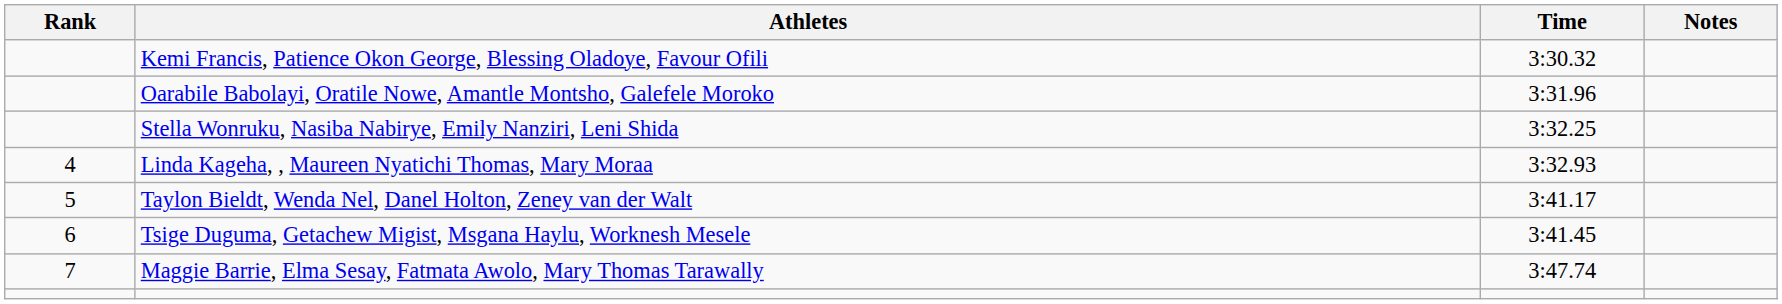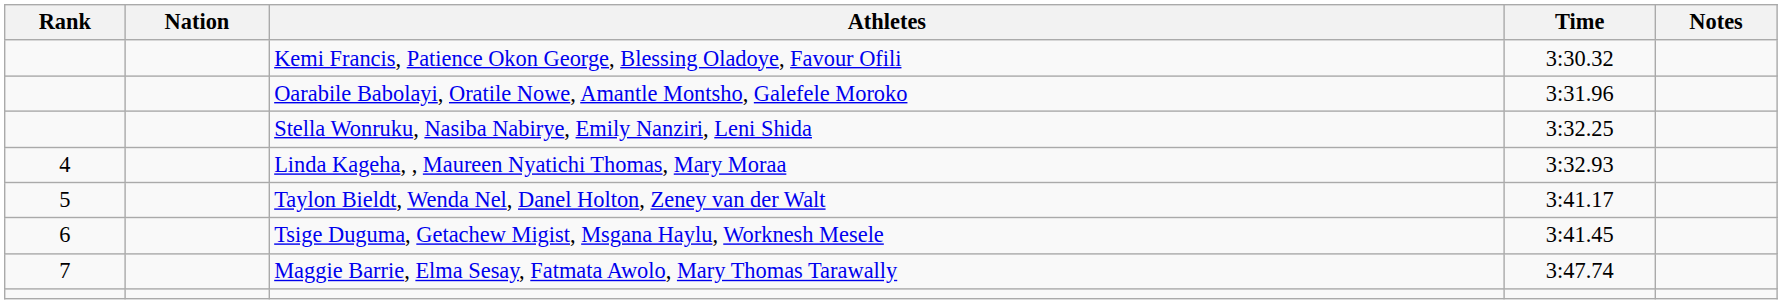+ column: (197, 22)
